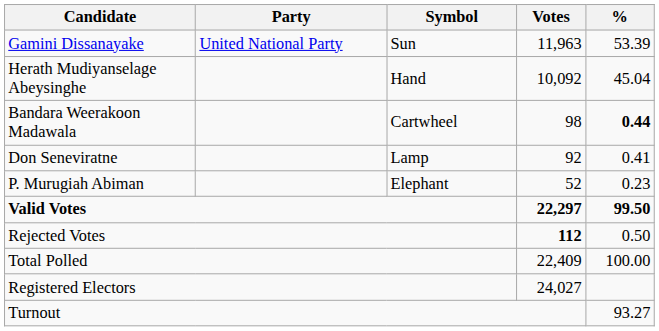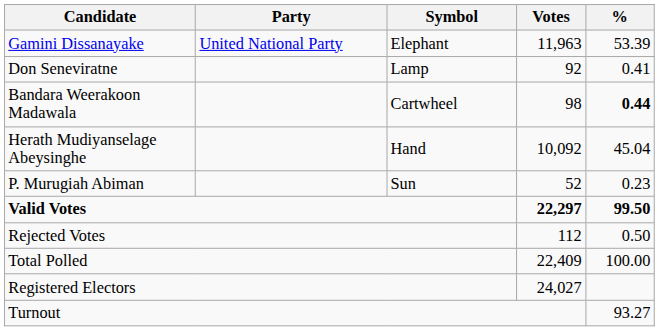(403, 43) Sun -> (420, 43) Elephant
rows swapped: (82, 78) <-> (63, 157)
(420, 183) Elephant -> (403, 183) Sun
(570, 235) bold -> (570, 235) normal
